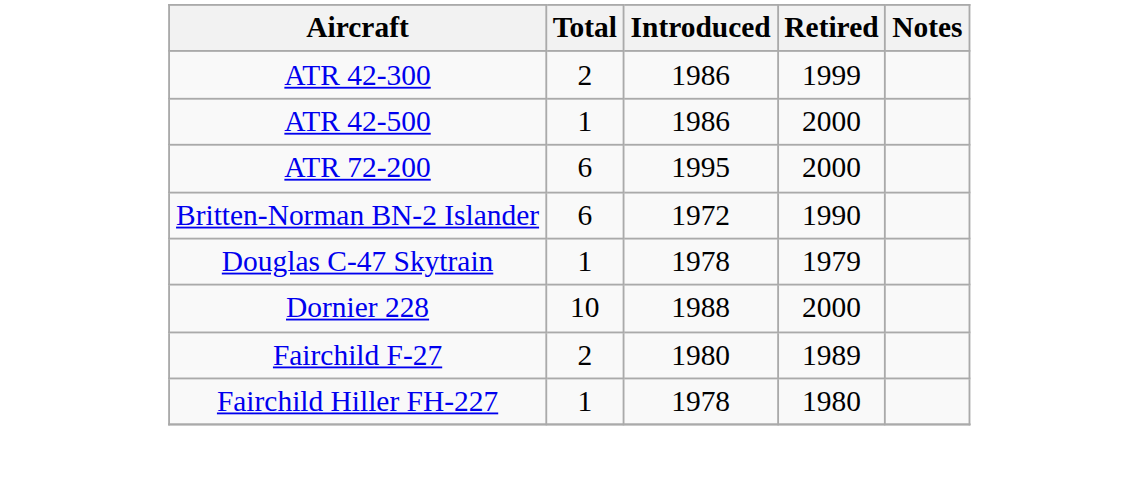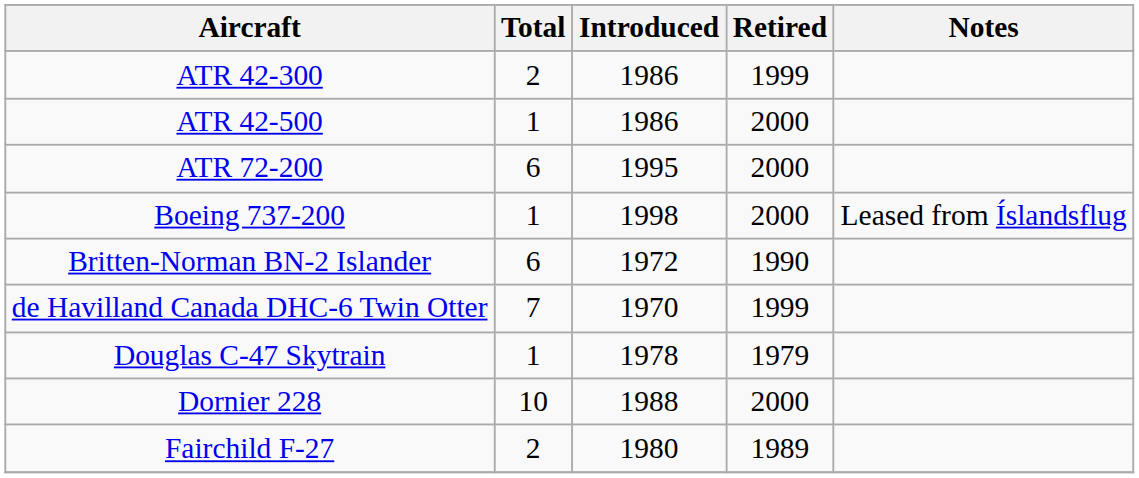+ row: (250, 214)
+ row: (250, 307)
- row: (358, 401)
